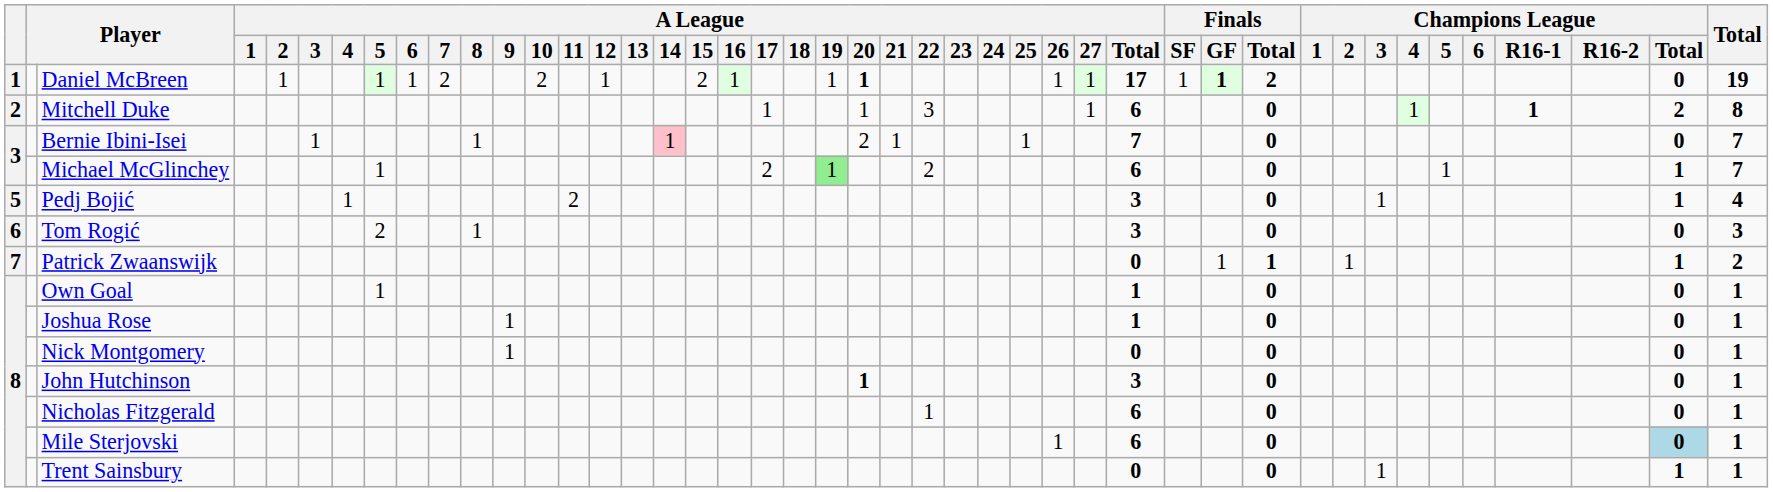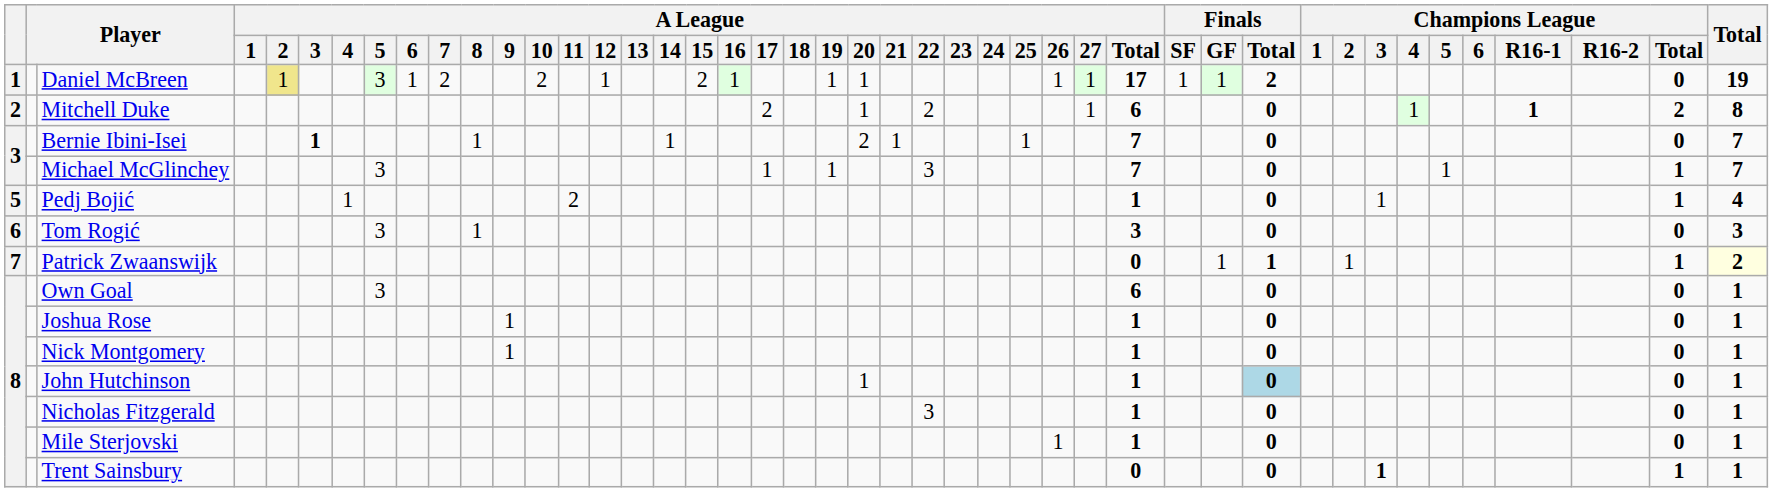(283, 80) no background -> (283, 80) khaki background
(380, 80) 1 -> (380, 80) 3
(864, 80) bold -> (864, 80) normal
(1222, 80) bold -> (1222, 80) normal
(767, 110) 1 -> (767, 110) 2
(929, 110) 3 -> (929, 110) 2
(315, 140) normal -> (315, 140) bold
(670, 140) pink background -> (670, 140) no background
(380, 170) 1 -> (380, 170) 3
(767, 170) 2 -> (767, 170) 1
(832, 170) lightgreen background -> (832, 170) no background
(929, 170) 2 -> (929, 170) 3
(1136, 170) 6 -> (1136, 170) 7
(1136, 200) 3 -> (1136, 200) 1
(380, 231) 2 -> (380, 231) 3
(1737, 261) no background -> (1737, 261) lightyellow background
(380, 291) 1 -> (380, 291) 3
(1136, 291) 1 -> (1136, 291) 6
(1136, 351) 0 -> (1136, 351) 1
(864, 381) bold -> (864, 381) normal
(1136, 381) 3 -> (1136, 381) 1
(1271, 381) no background -> (1271, 381) lightblue background
(929, 411) 1 -> (929, 411) 3
(1136, 411) 6 -> (1136, 411) 1
(1136, 442) 6 -> (1136, 442) 1
(1679, 442) lightblue background -> (1679, 442) no background
(1381, 472) normal -> (1381, 472) bold
